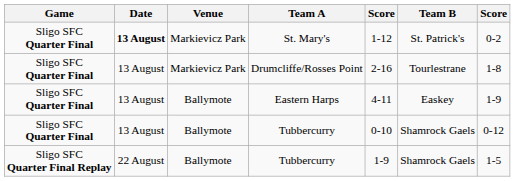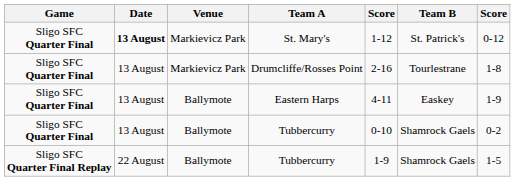(494, 37) 0-2 -> (494, 37) 0-12
(494, 130) 0-12 -> (494, 130) 0-2
